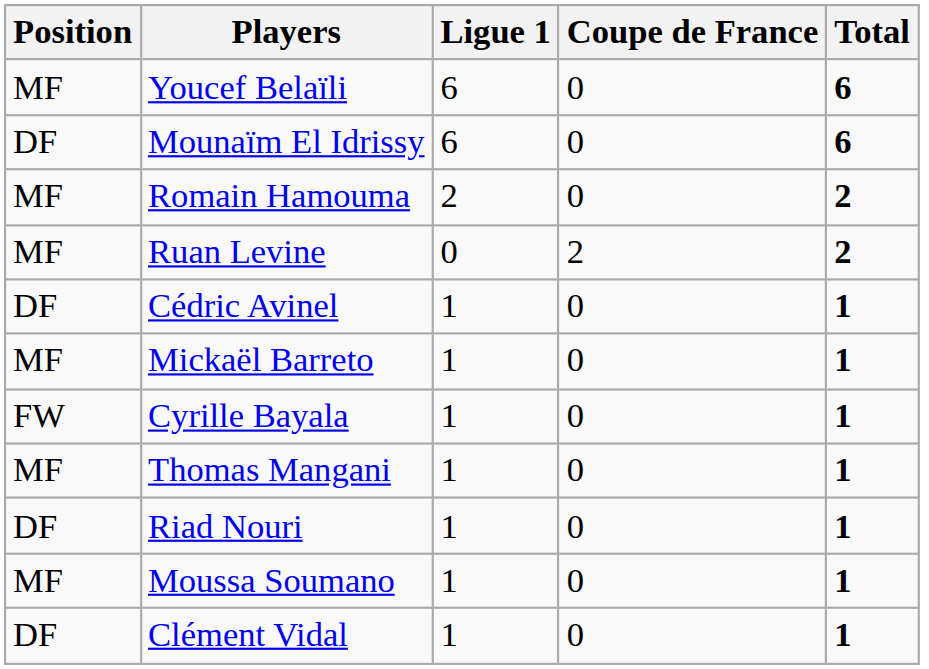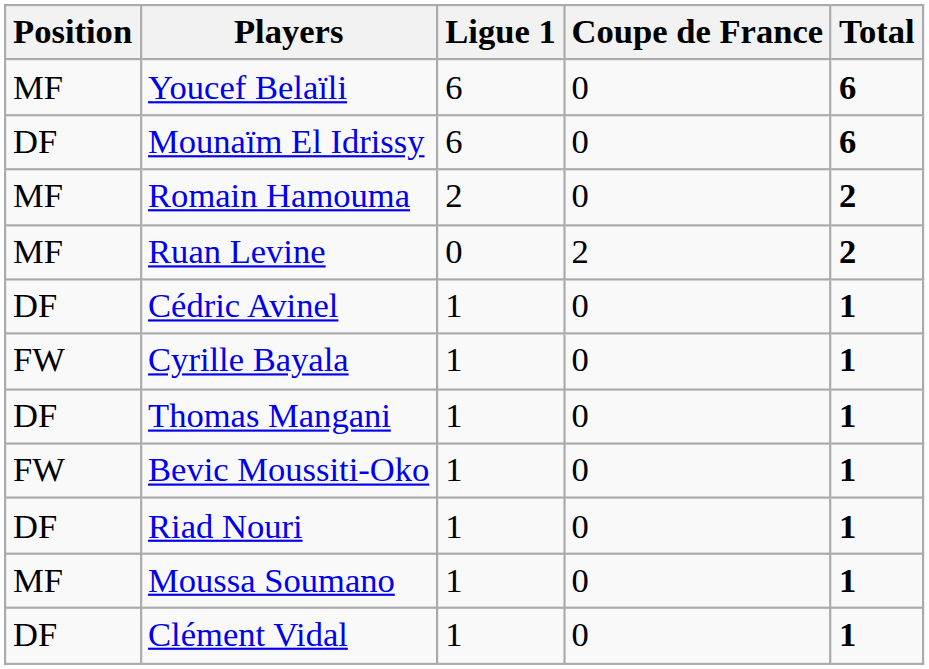- row: (261, 360)
(38, 470) MF -> (35, 415) DF
+ row: (289, 470)
